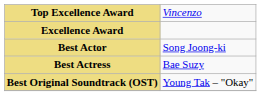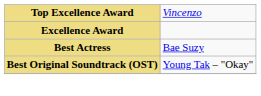- row: (82, 47)
